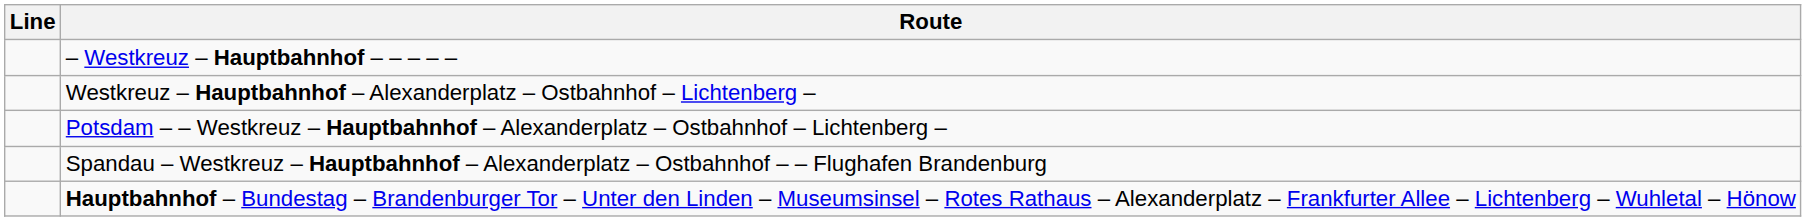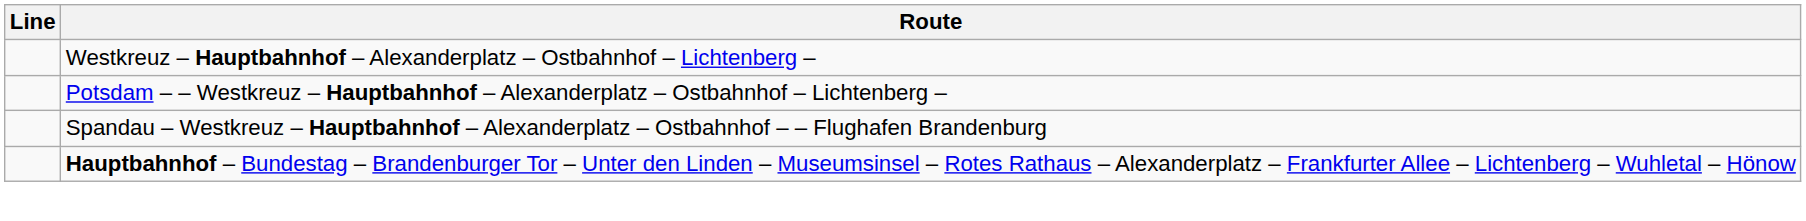- row: (261, 57)
